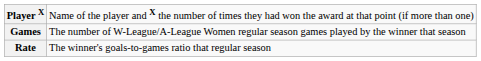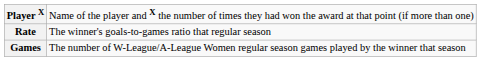rows swapped: (25, 32) <-> (25, 48)
